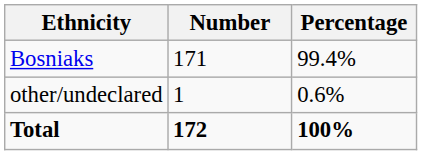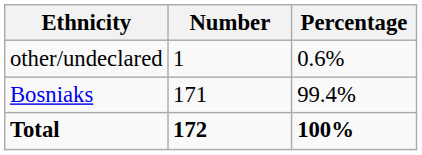rows swapped: (52, 58) <-> (86, 94)
